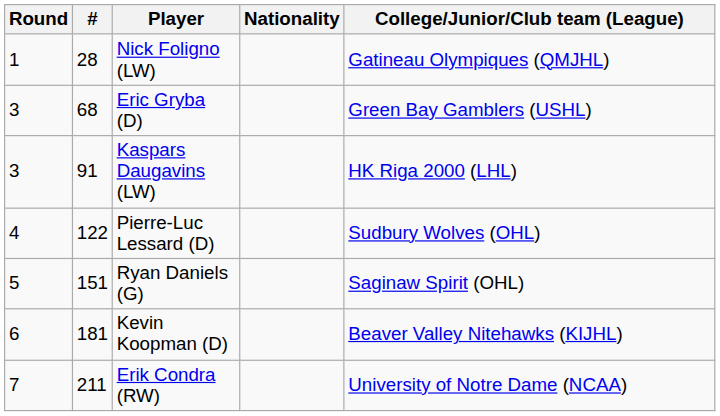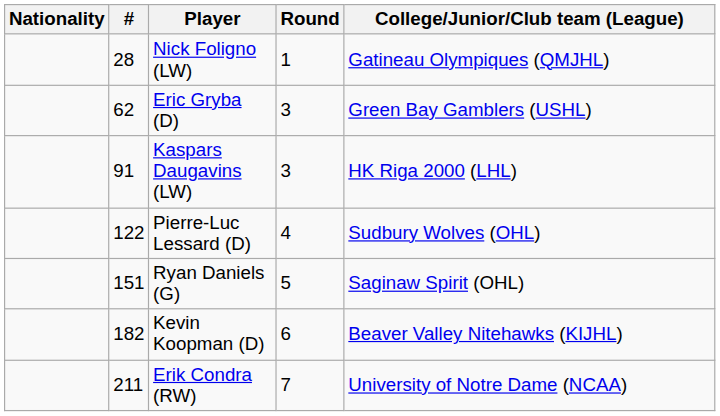columns swapped: (39, 19) <-> (292, 19)
(87, 110) 68 -> (124, 110) 62
(92, 334) 181 -> (129, 334) 182
